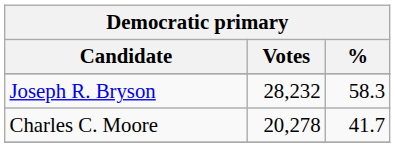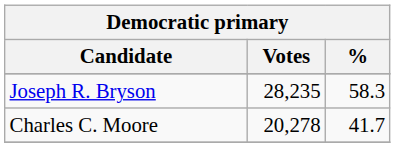(292, 91) 28,232 -> (292, 91) 28,235
